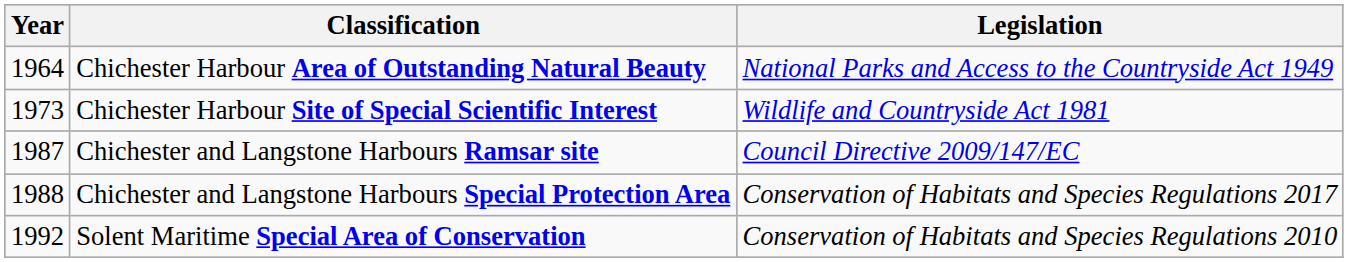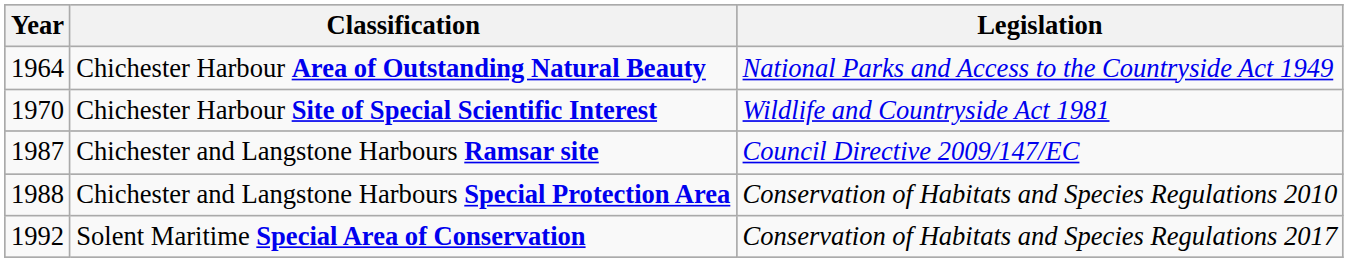(38, 109) 1973 -> (38, 109) 1970
(1040, 194) Conservation of Habitats and Species Regulations 2017 -> (1040, 194) Conservation of Habitats and Species Regulations 2010
(1040, 236) Conservation of Habitats and Species Regulations 2010 -> (1040, 236) Conservation of Habitats and Species Regulations 2017
